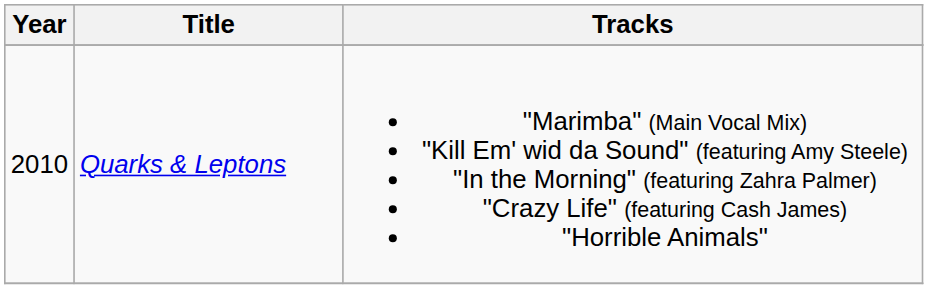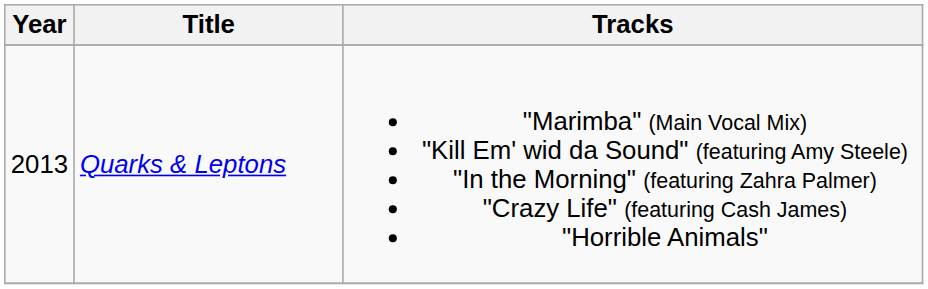(39, 163) 2010 -> (39, 163) 2013
